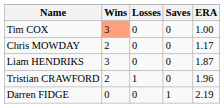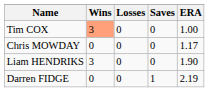(107, 45) 2 -> (91, 45) 0
(204, 62) 1.87 -> (189, 62) 1.90
- row: (53, 78)
